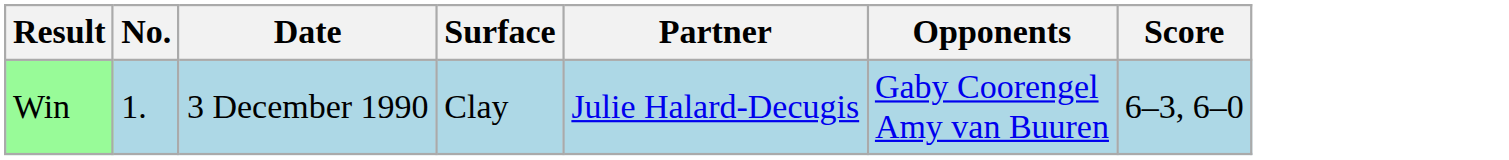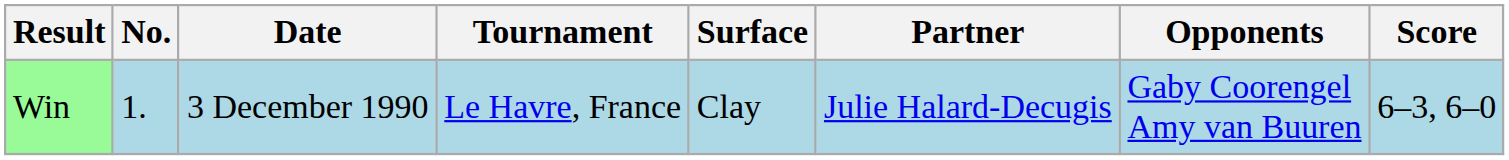+ column: (563, 31)
